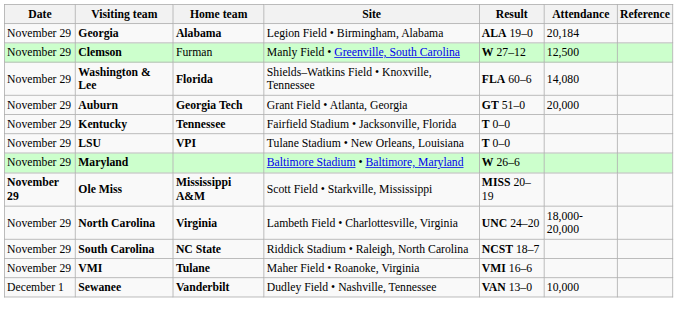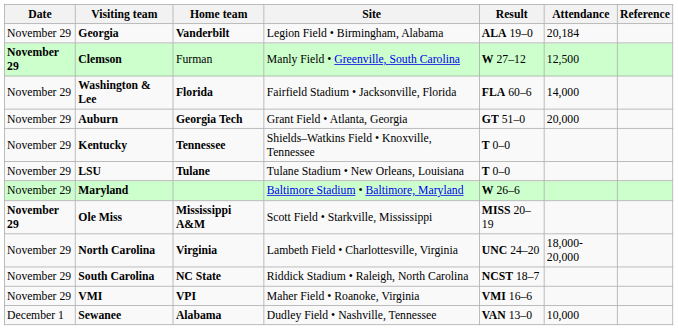(199, 33) Alabama -> (203, 33) Vanderbilt
(39, 52) normal -> (33, 59) bold
(349, 79) Shields–Watkins Field • Knoxville, Tennessee -> (362, 93) Fairfield Stadium • Jacksonville, Florida
(563, 79) 14,080 -> (563, 93) 14,000
(362, 124) Fairfield Stadium • Jacksonville, Florida -> (349, 145) Shields–Watkins Field • Knoxville, Tennessee
(186, 143) VPI -> (193, 171) Tulane
(193, 268) Tulane -> (186, 295) VPI
(203, 287) Vanderbilt -> (199, 315) Alabama
